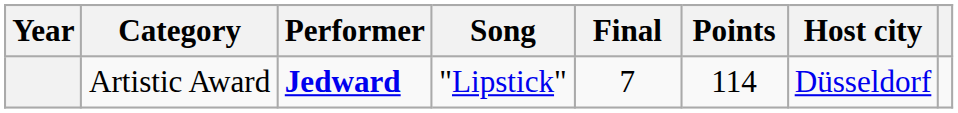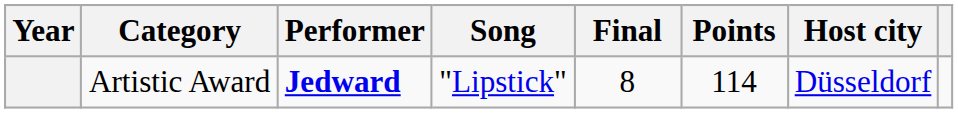(627, 81) 7 -> (627, 81) 8
